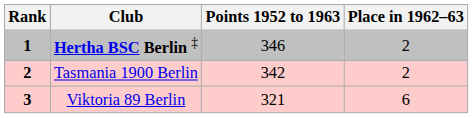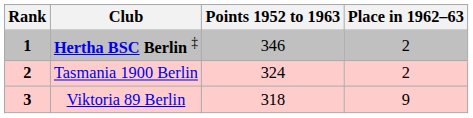(273, 73) 342 -> (273, 73) 324
(273, 99) 321 -> (273, 99) 318
(406, 99) 6 -> (406, 99) 9
